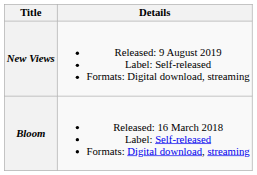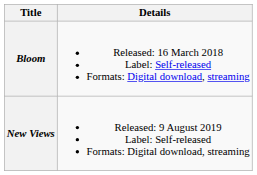rows swapped: (31, 133) <-> (31, 58)
